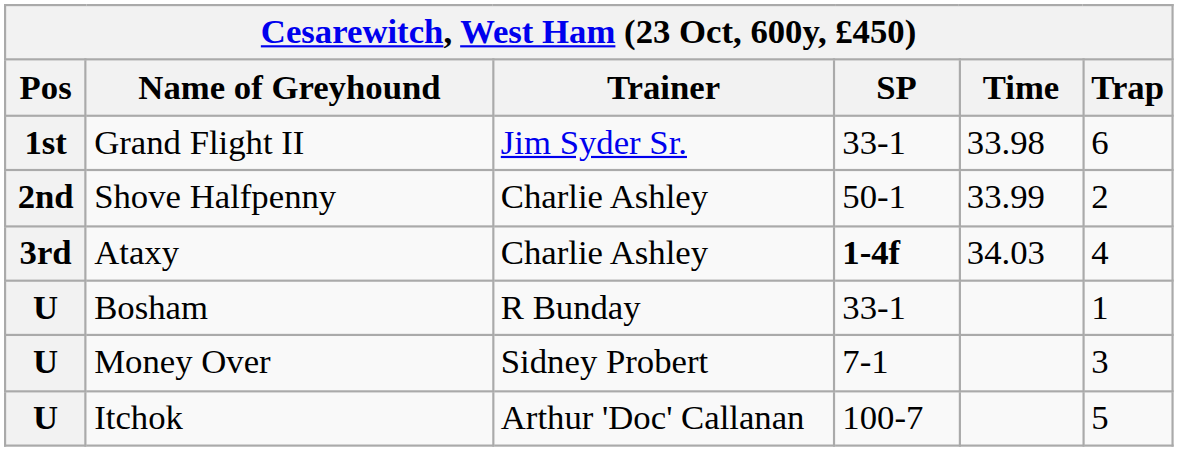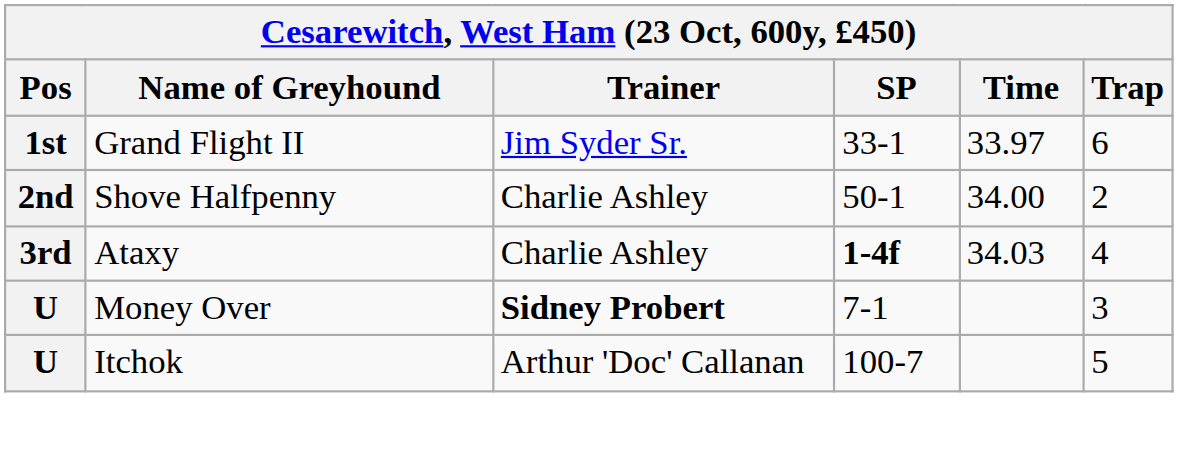(1006, 142) 33.98 -> (1006, 142) 33.97
(1006, 197) 33.99 -> (1006, 197) 34.00
- row: (151, 307)
(604, 362) normal -> (613, 307) bold
